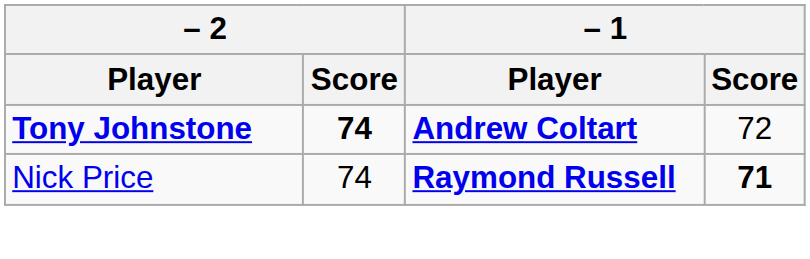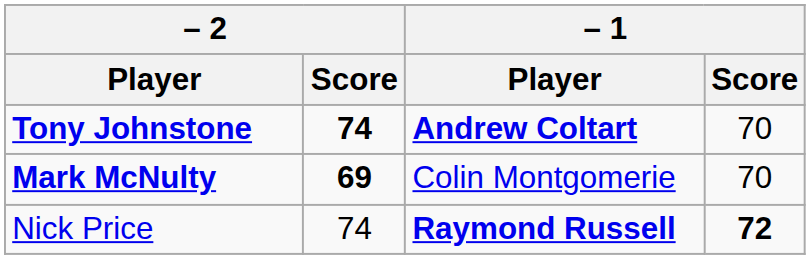(755, 128) 72 -> (755, 128) 70
+ row: (114, 178)
(755, 178) 71 -> (755, 228) 72
